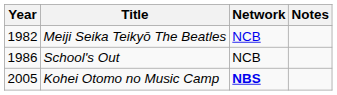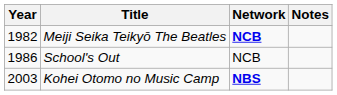(247, 36) normal -> (247, 36) bold
(22, 79) 2005 -> (22, 79) 2003
